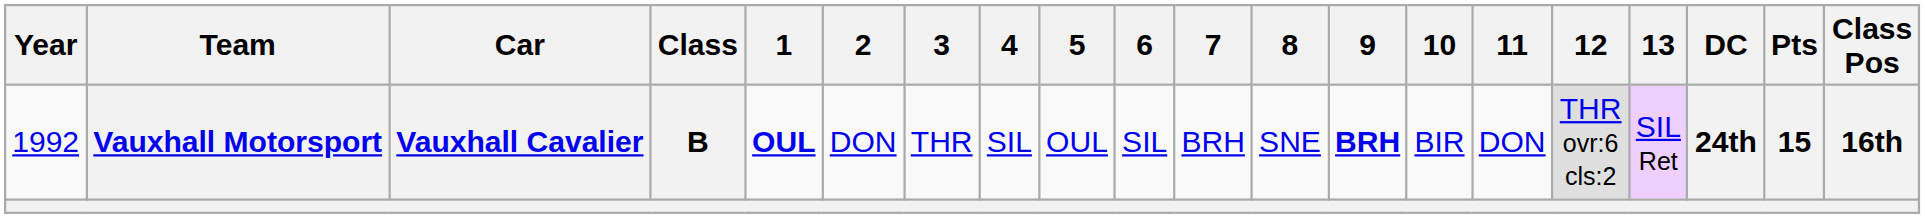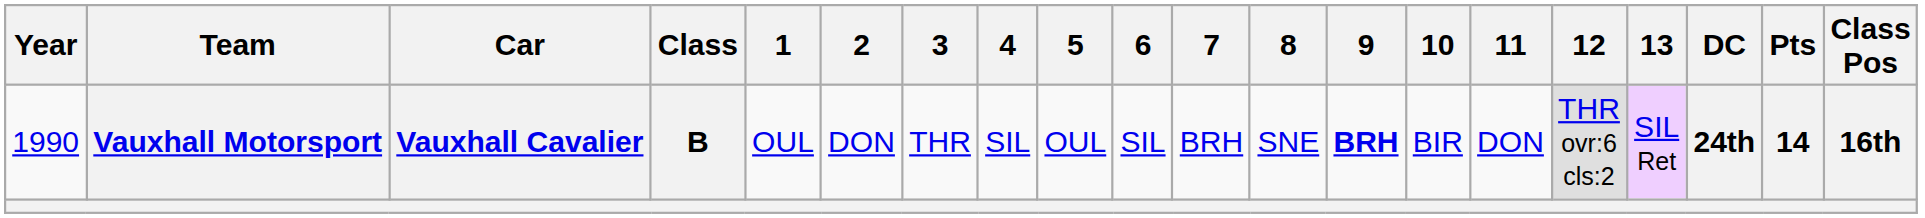(46, 142) 1992 -> (46, 142) 1990
(784, 142) bold -> (783, 142) normal
(1794, 142) 15 -> (1793, 142) 14
